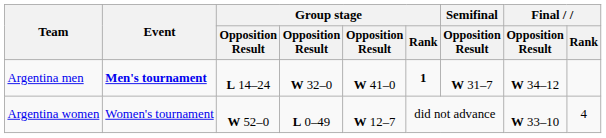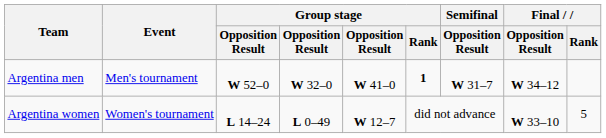(156, 78) bold -> (152, 78) normal
(248, 85) L 14–24 -> (248, 85) W 52–0
(248, 122) W 52–0 -> (248, 122) L 14–24
(584, 114) 4 -> (584, 114) 5
